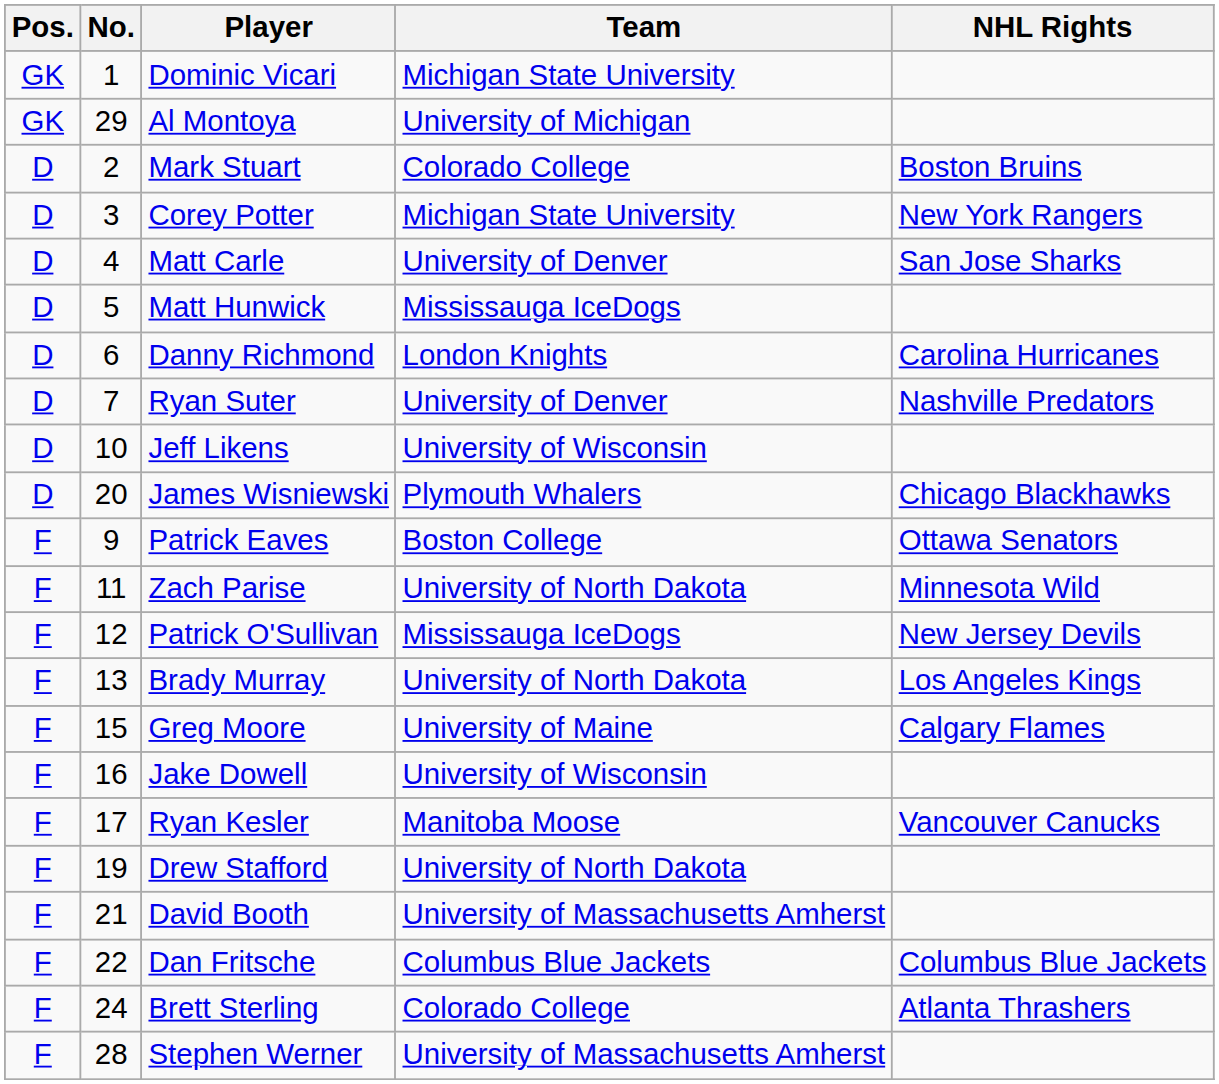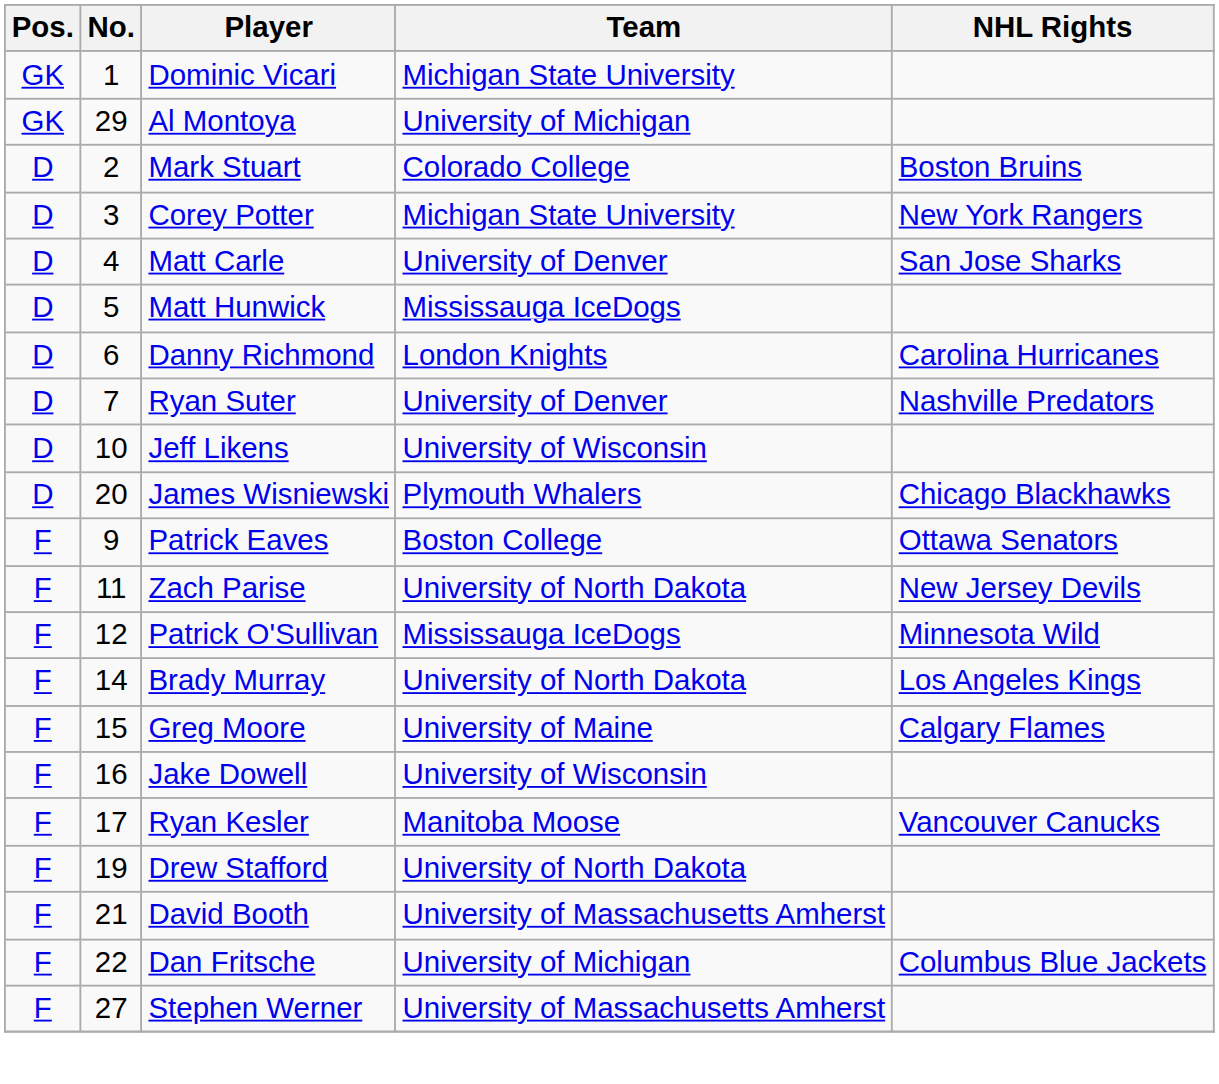(999, 588) Minnesota Wild -> (1020, 588) New Jersey Devils
(1020, 634) New Jersey Devils -> (999, 634) Minnesota Wild
(111, 681) 13 -> (111, 681) 14
(556, 961) Columbus Blue Jackets -> (546, 961) University of Michigan
- row: (234, 1008)
(111, 1055) 28 -> (111, 1008) 27
